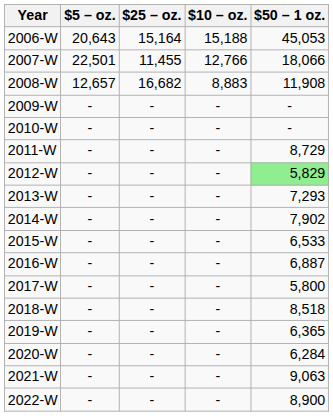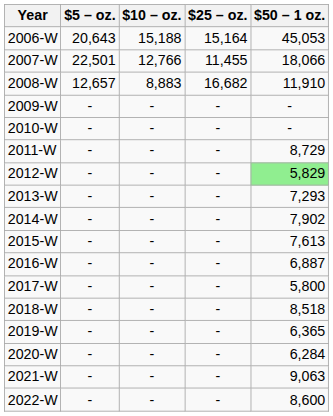columns swapped: (218, 15) <-> (152, 15)
(304, 83) 11,908 -> (304, 83) 11,910
(307, 241) 6,533 -> (307, 241) 7,613
(307, 399) 8,900 -> (307, 399) 8,600
